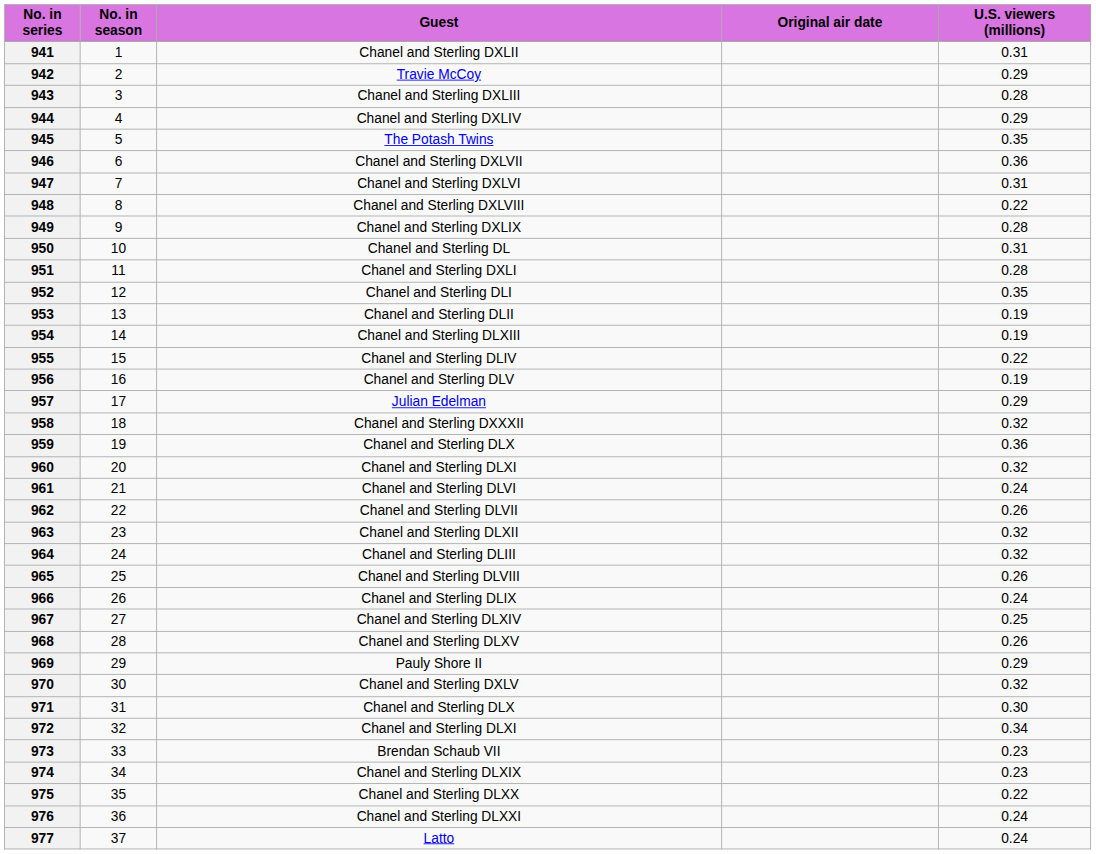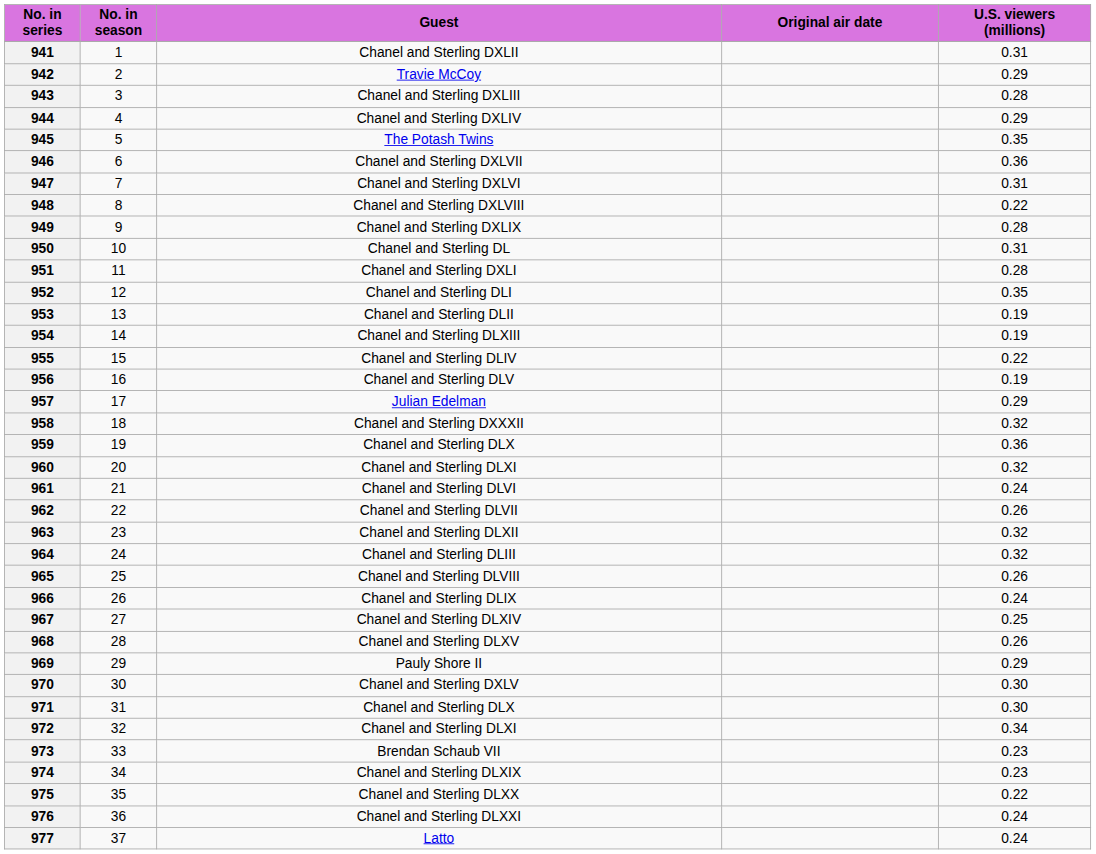(1015, 685) 0.32 -> (1015, 685) 0.30
